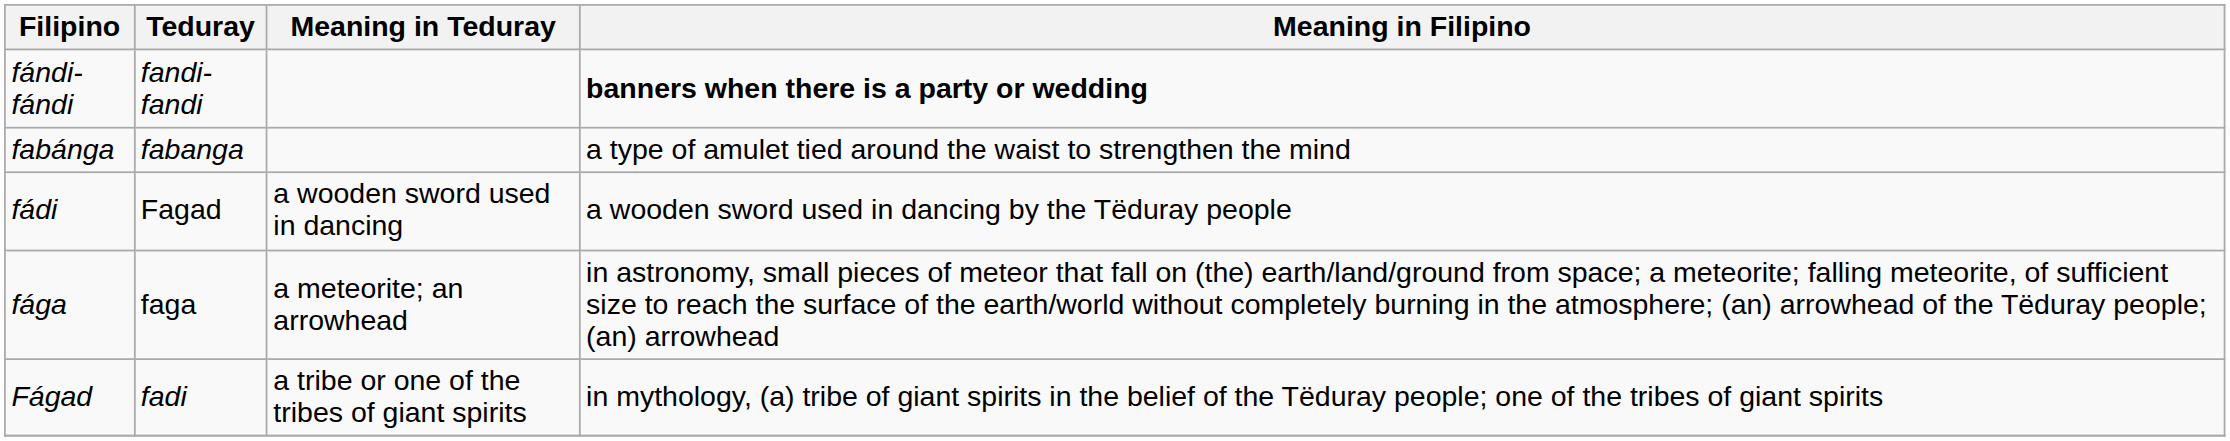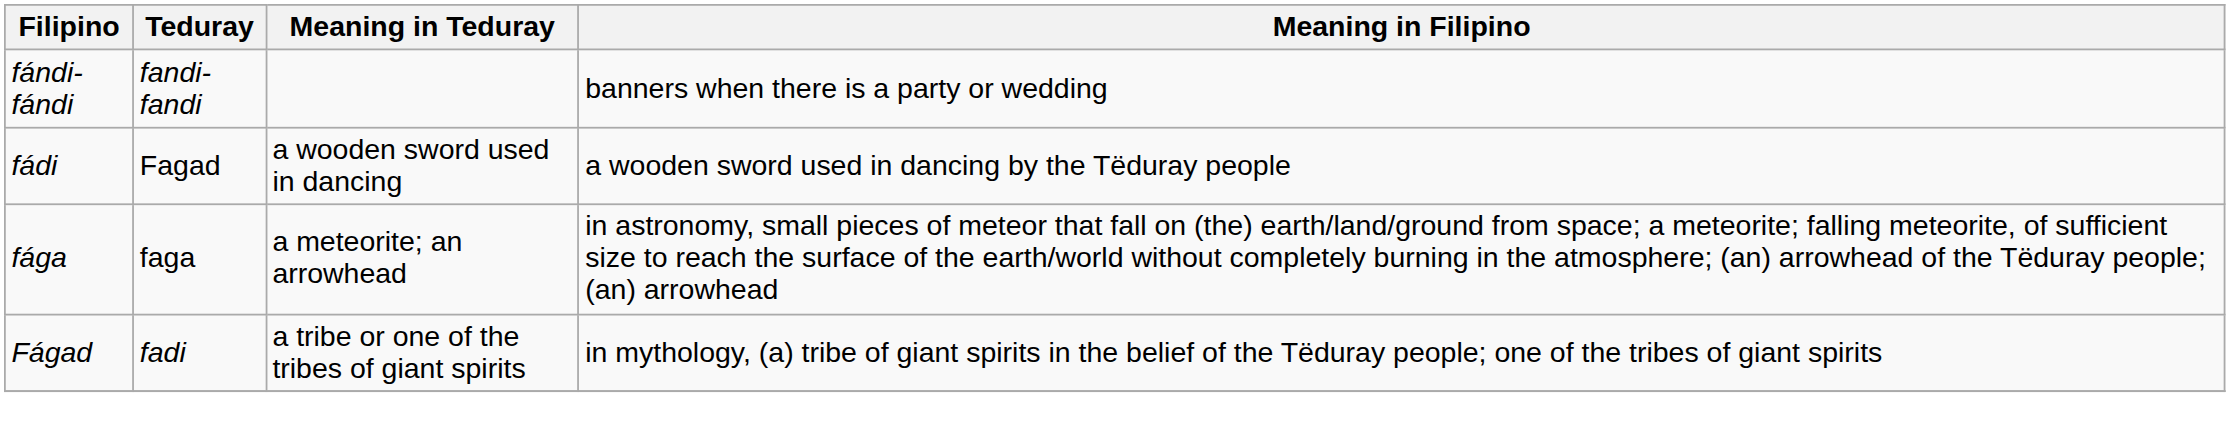(867, 88) bold -> (846, 88) normal
- row: (63, 149)
